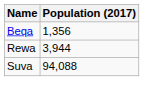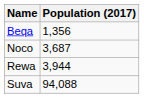+ row: (20, 48)
